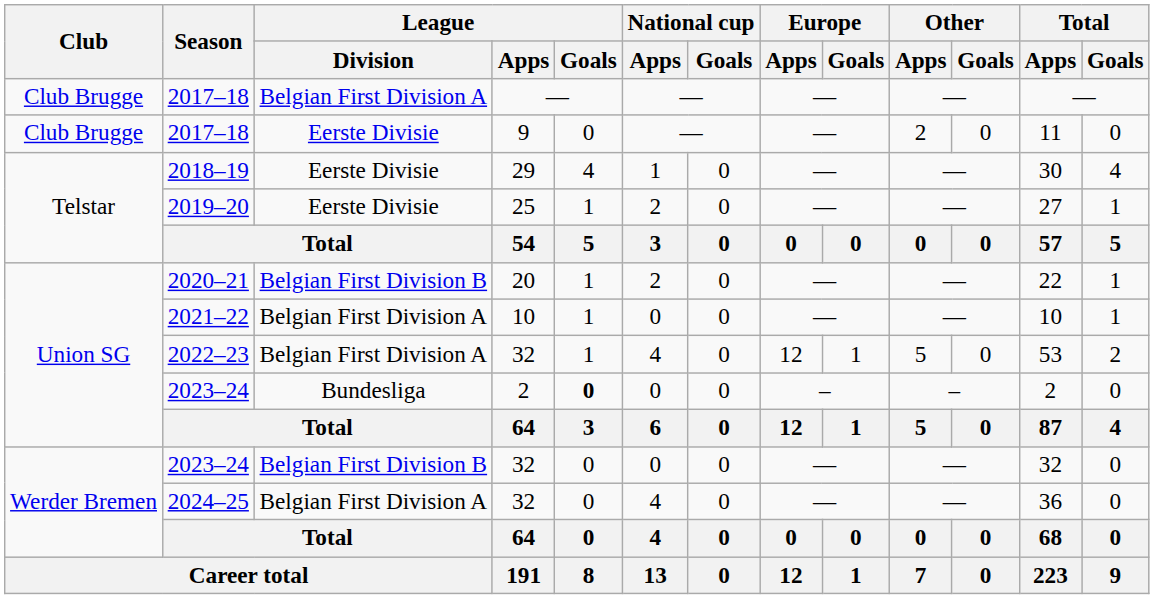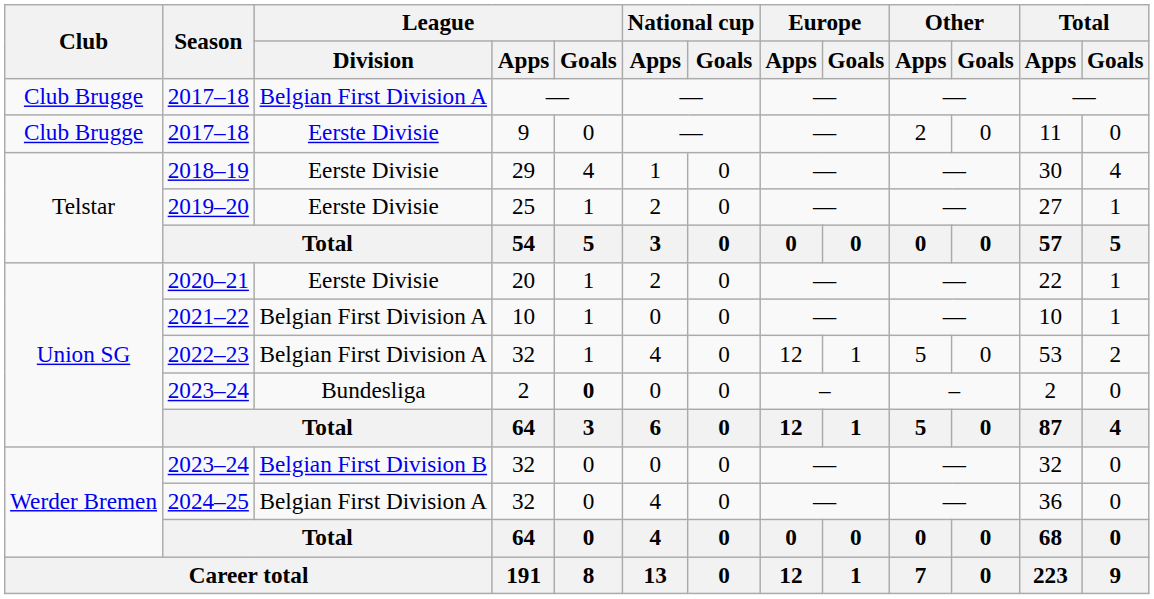(373, 280) Belgian First Division B -> (373, 280) Eerste Divisie
